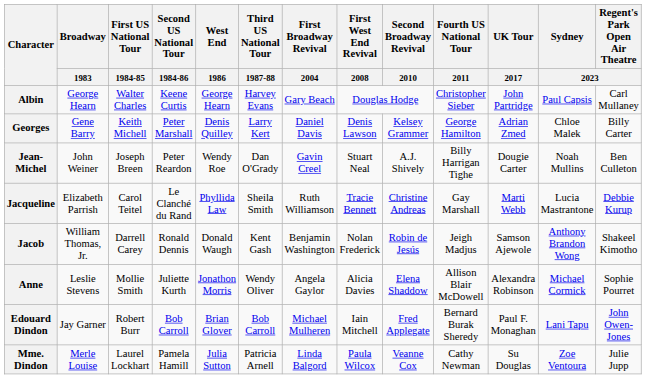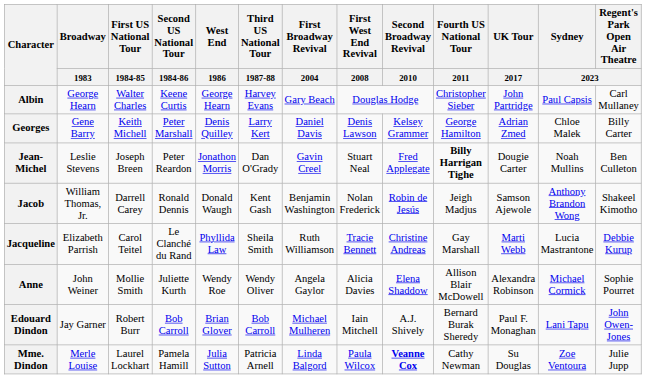(83, 163) John Weiner -> (83, 163) Leslie Stevens
(217, 163) Wendy Roe -> (217, 163) Jonathon Morris
(408, 163) A.J. Shively -> (408, 163) Fred Applegate
(461, 163) normal -> (461, 163) bold
rows swapped: (31, 244) <-> (31, 203)
(83, 284) Leslie Stevens -> (83, 284) John Weiner
(217, 284) Jonathon Morris -> (217, 284) Wendy Roe
(408, 325) Fred Applegate -> (408, 325) A.J. Shively
(408, 359) normal -> (408, 359) bold
